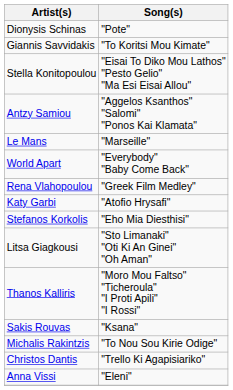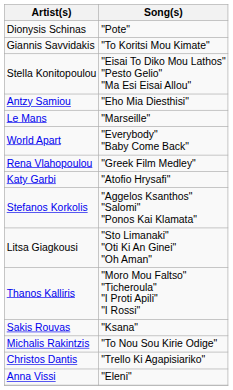(149, 113) "Aggelos Ksanthos" "Salomi" "Ponos Kai Klamata" -> (145, 102) "Eho Mia Diesthisi"
(145, 219) "Eho Mia Diesthisi" -> (149, 207) "Aggelos Ksanthos" "Salomi" "Ponos Kai Klamata"
